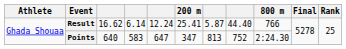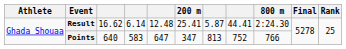(161, 24) 12.24 -> (161, 24) 12.48
(240, 24) 44.40 -> (240, 24) 44.41
(272, 24) 766 -> (272, 24) 2:24.30
(272, 37) 2:24.30 -> (272, 37) 766
